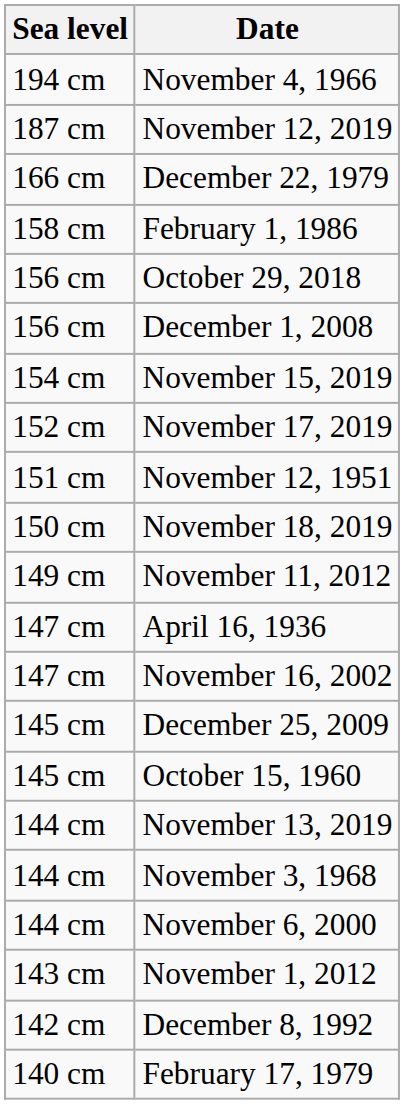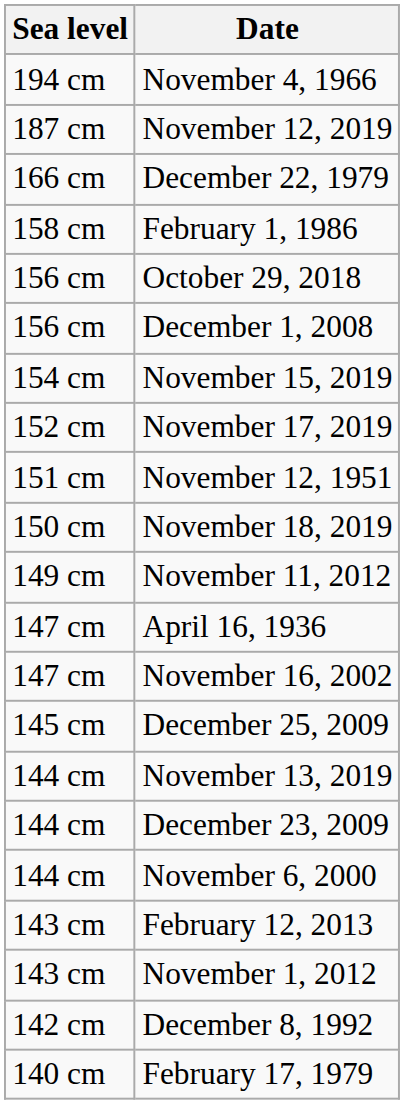- row: (252, 775)
+ row: (266, 825)
- row: (260, 874)
+ row: (258, 924)
